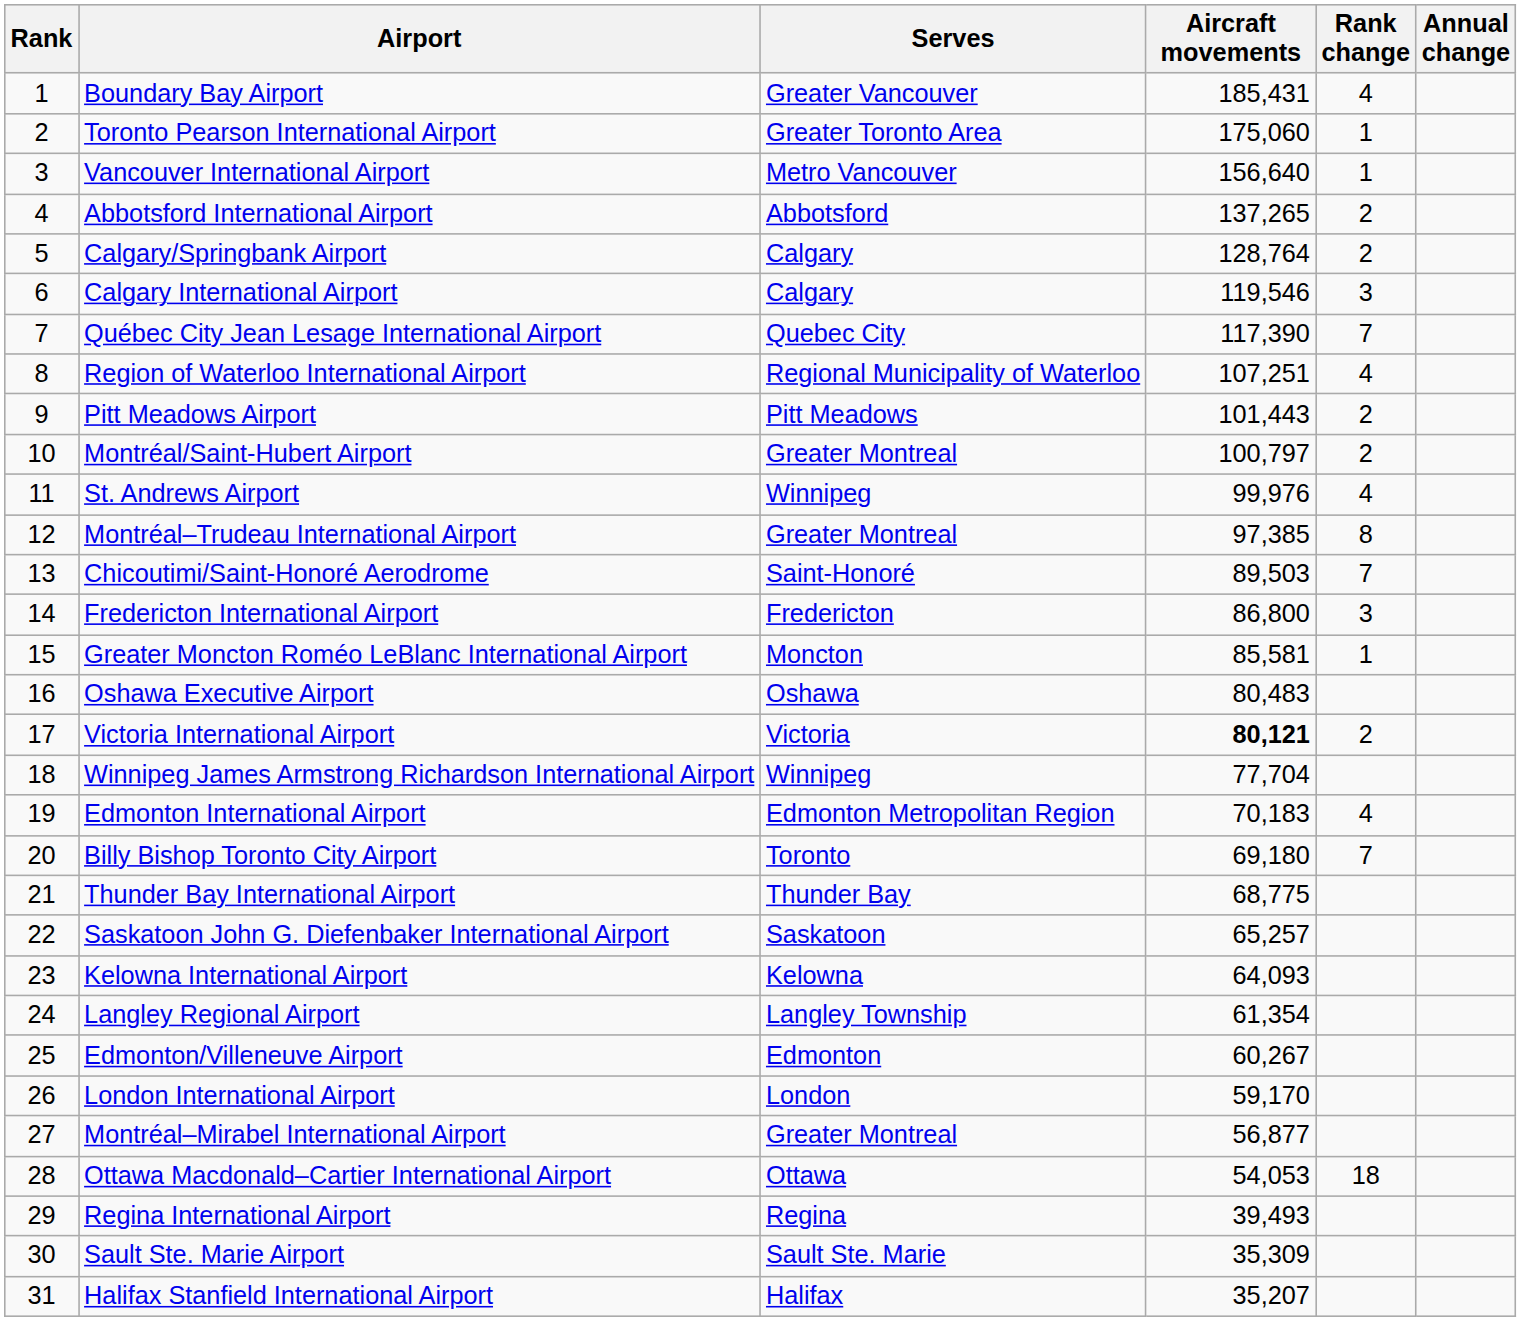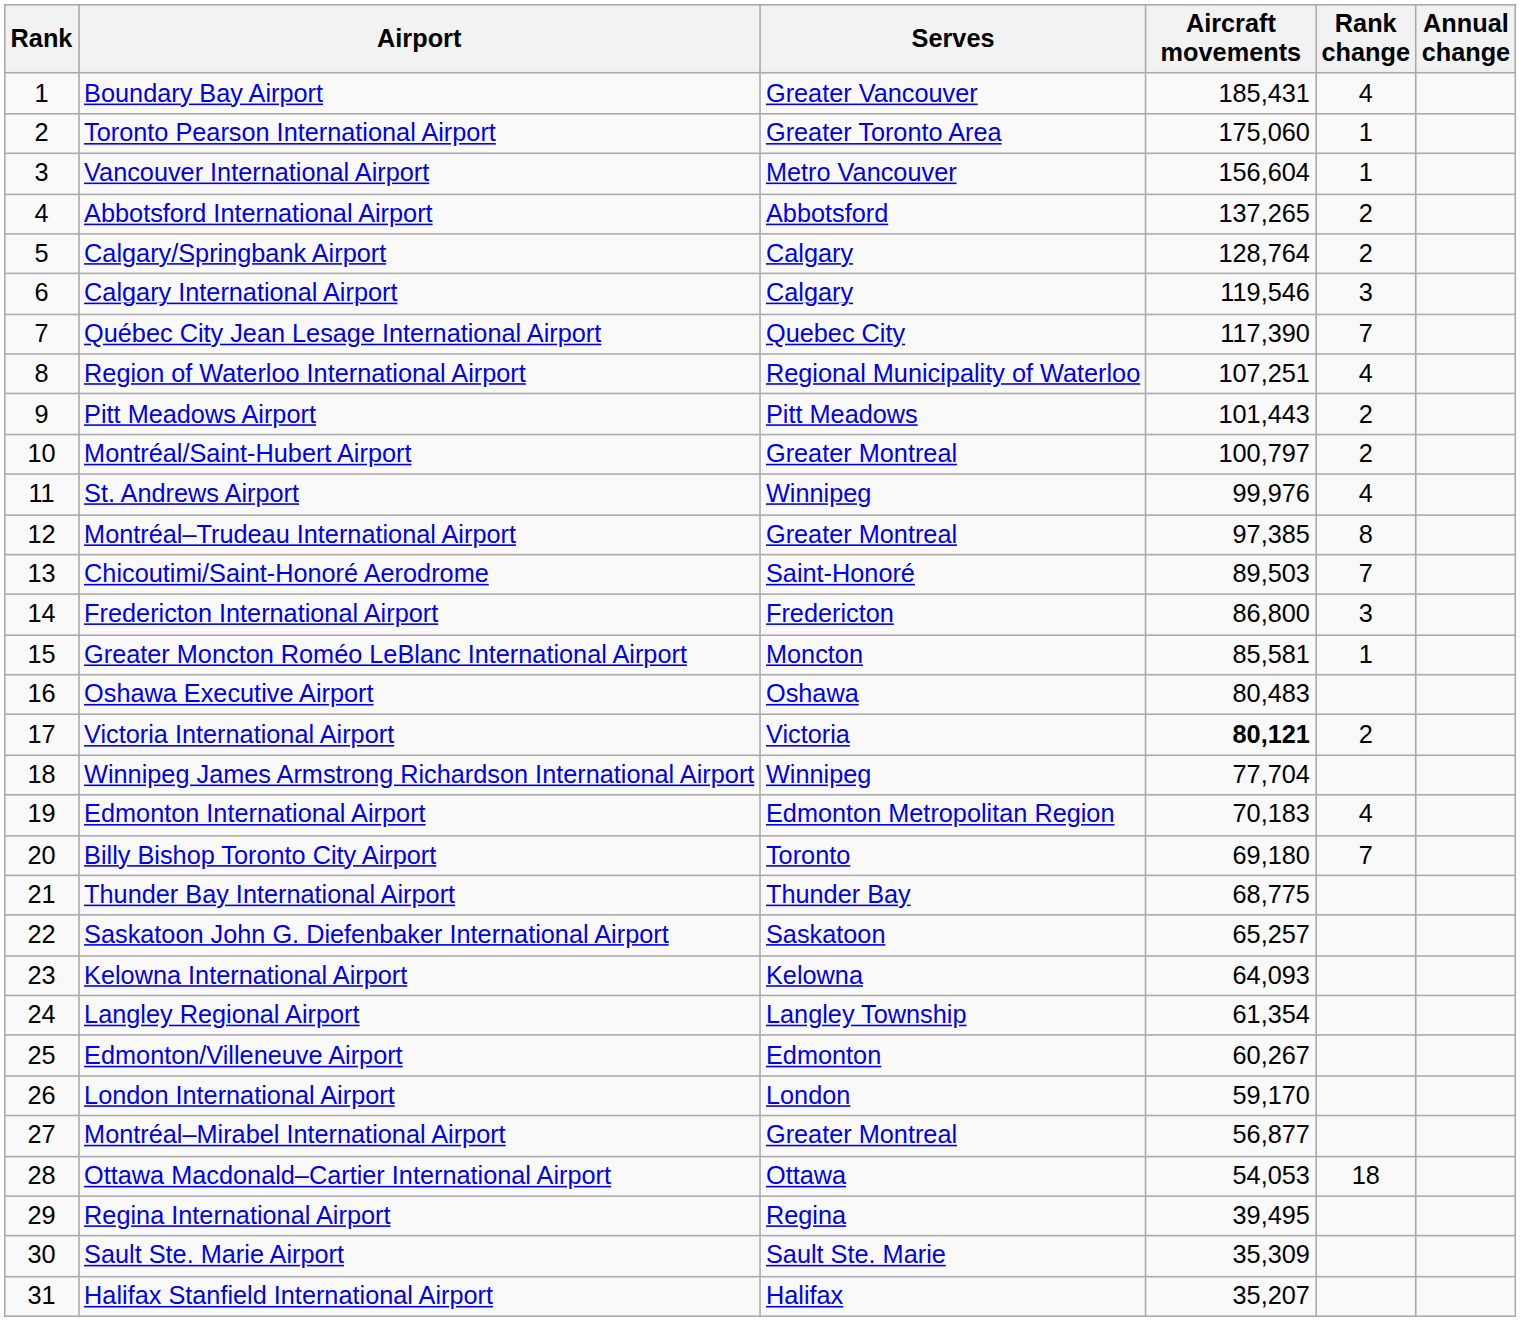(1264, 173) 156,640 -> (1264, 173) 156,604
(1271, 1215) 39,493 -> (1271, 1215) 39,495
